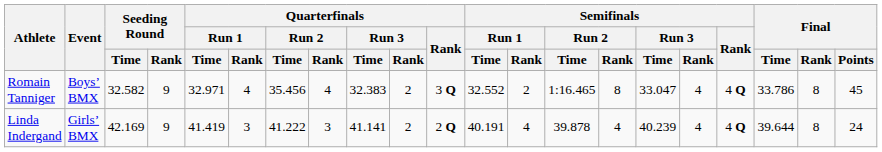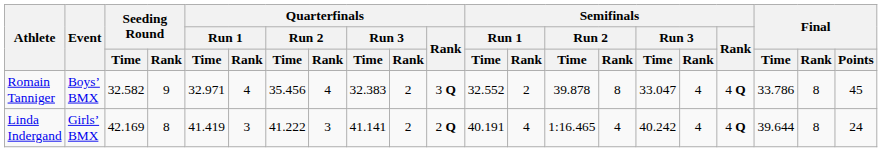(572, 90) 1:16.465 -> (572, 90) 39.878
(166, 127) 9 -> (166, 127) 8
(572, 127) 39.878 -> (572, 127) 1:16.465
(658, 127) 40.239 -> (658, 127) 40.242
